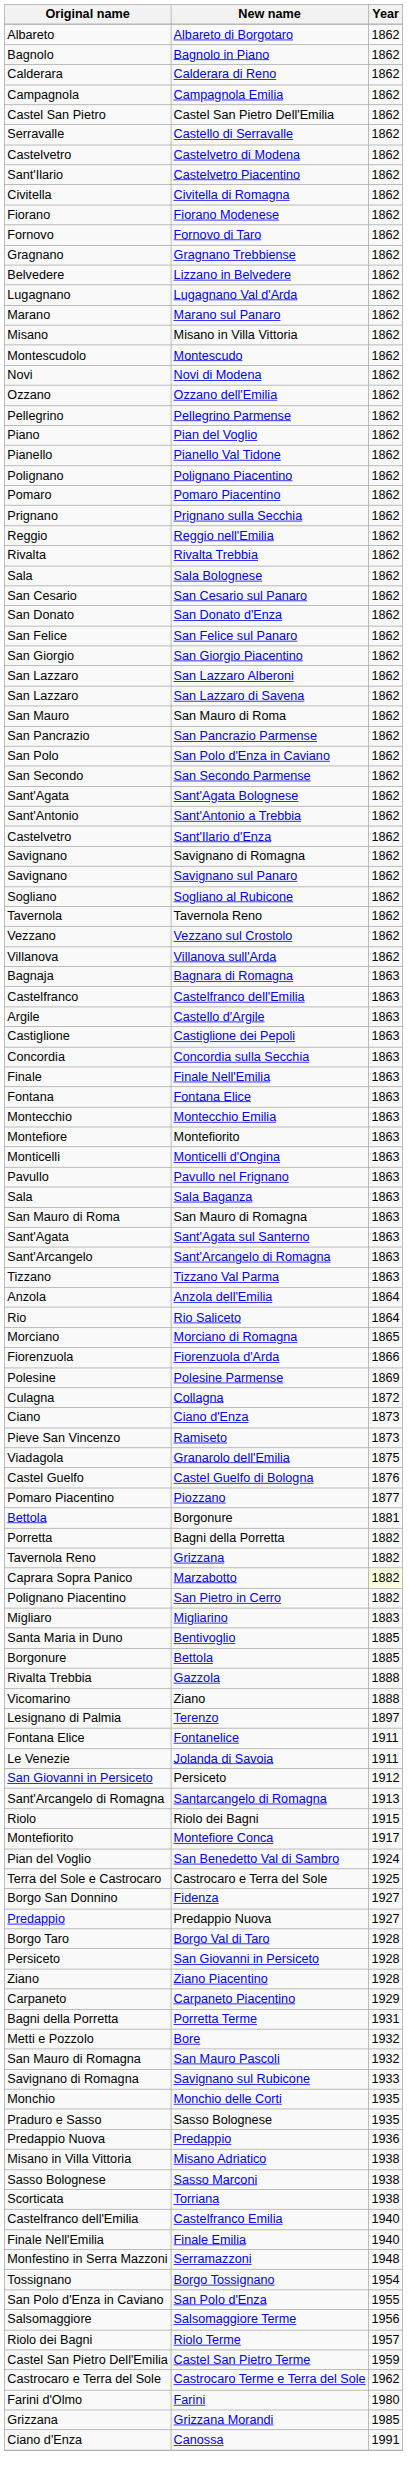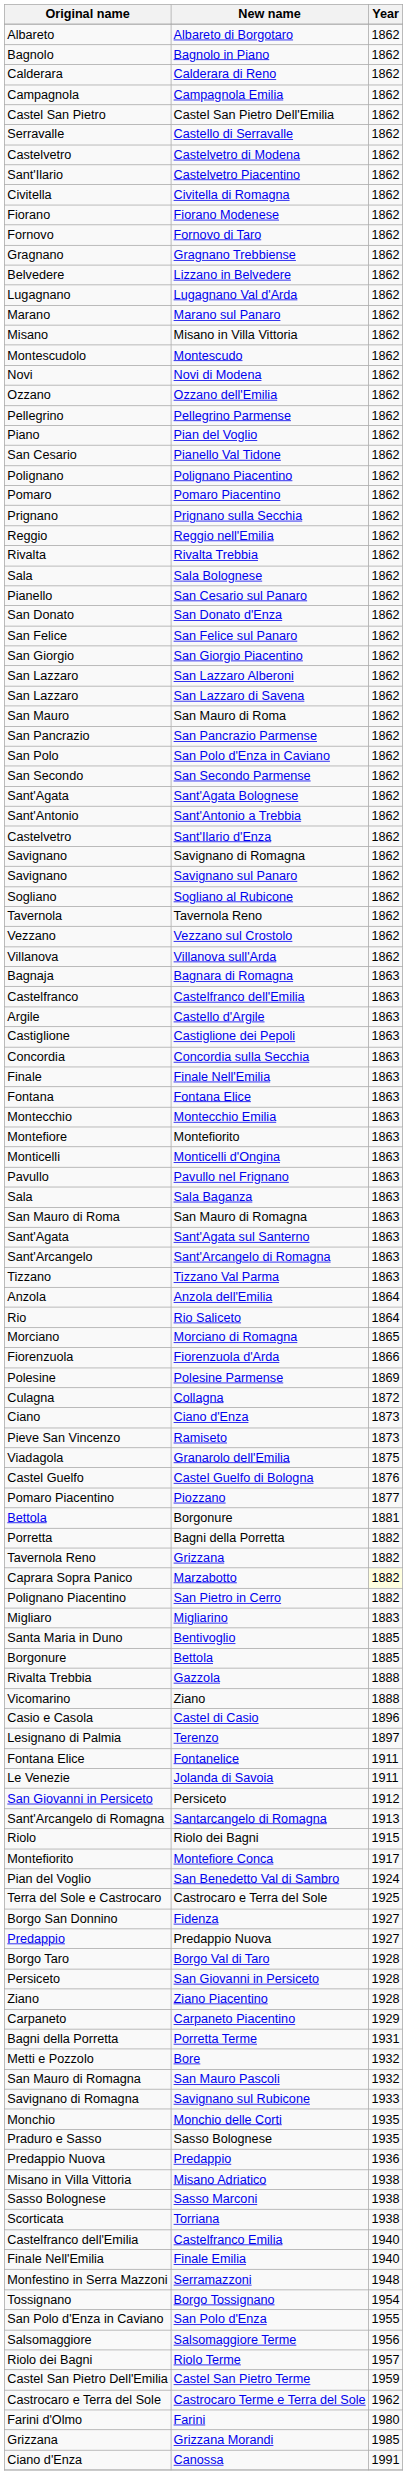(30, 455) Pianello -> (42, 455) San Cesario
(42, 595) San Cesario -> (30, 595) Pianello
+ row: (216, 1718)
